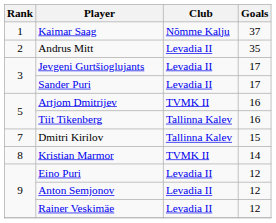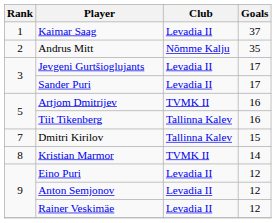(198, 31) Nõmme Kalju -> (189, 31) Levadia II
(189, 48) Levadia II -> (198, 48) Nõmme Kalju
